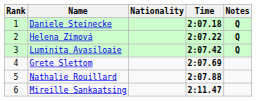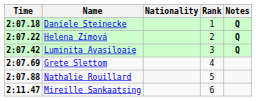columns swapped: (16, 11) <-> (205, 11)
